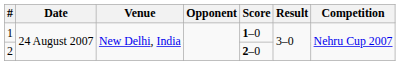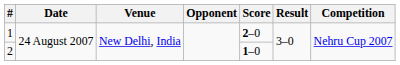(251, 32) 1–0 -> (251, 32) 2–0
(251, 51) 2–0 -> (251, 51) 1–0
